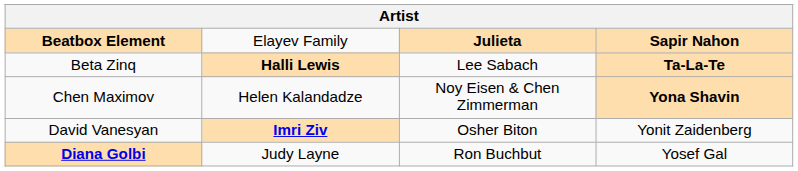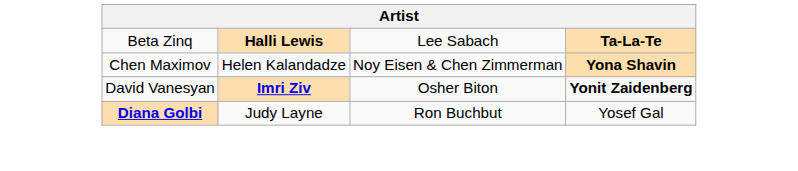- row: (103, 40)
(694, 130) normal -> (631, 88) bold
